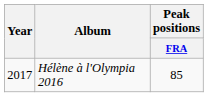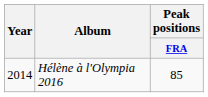(20, 75) 2017 -> (20, 75) 2014
